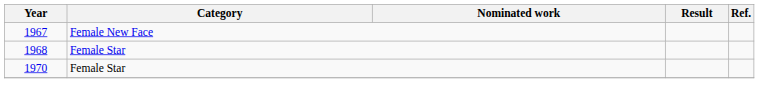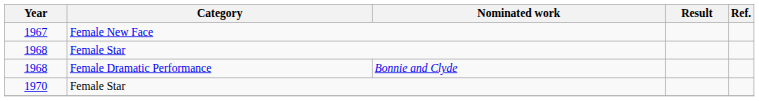+ row: (36, 68)
